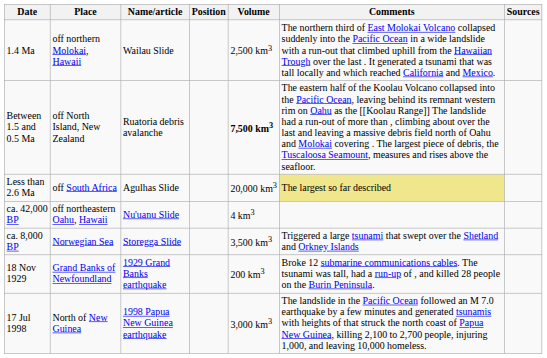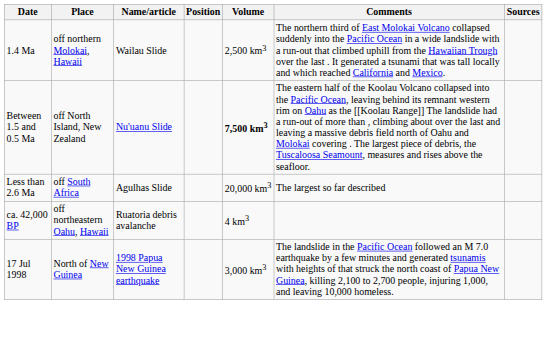(153, 127) Ruatoria debris avalanche -> (144, 127) Nu'uanu Slide
(336, 187) khaki background -> (331, 187) no background
(151, 214) Nu'uanu Slide -> (146, 220) Ruatoria debris avalanche
- row: (25, 241)
- row: (21, 274)
